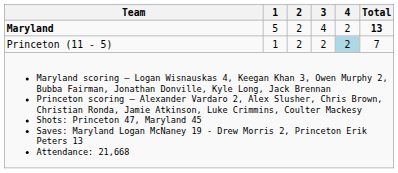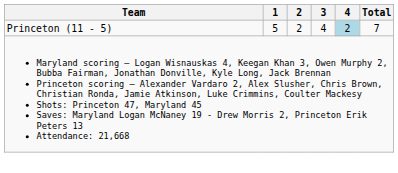- row: (30, 28)
(275, 44) 1 -> (275, 28) 5
(323, 44) 2 -> (323, 28) 4
